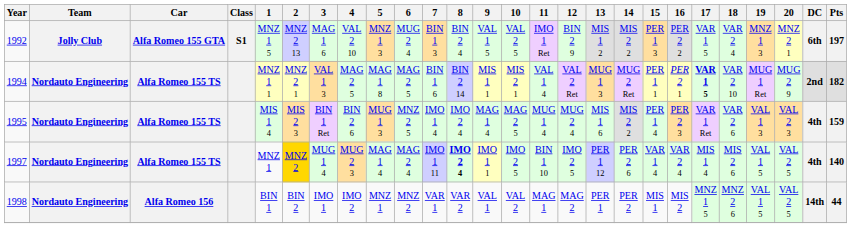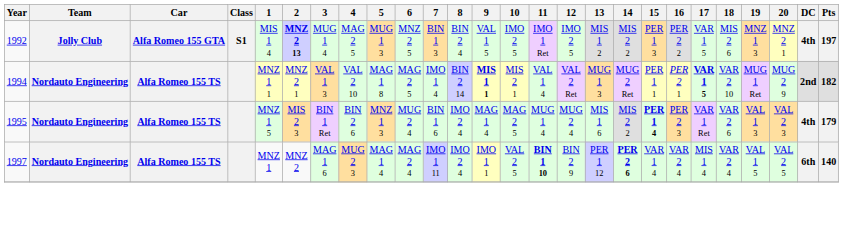(269, 40) MNZ 1 5 -> (269, 40) MIS 1 4
(296, 40) normal -> (296, 40) bold
(324, 40) MAG 1 6 -> (325, 40) MUG 1 4
(352, 40) VAL 2 10 -> (353, 40) MAG 2 5
(380, 40) MNZ 1 3 -> (381, 40) MUG 1 3
(408, 40) MUG 2 4 -> (409, 40) MNZ 2 5
(516, 40) VAL 2 5 -> (515, 40) IMO 2 5
(572, 40) BIN 2 9 -> (571, 40) IMO 2 5
(733, 40) VAR 2 4 -> (729, 40) MIS 2 6
(815, 40) 6th -> (808, 40) 4th
(352, 80) MAG 2 5 -> (353, 80) VAL 2 10
(435, 80) BIN 1 6 -> (436, 80) IMO 1 4
(487, 80) normal -> (486, 81) bold
(269, 121) MIS 1 4 -> (269, 121) MNZ 1 5
(380, 121) MUG 1 3 -> (381, 121) MNZ 1 3
(408, 121) MNZ 2 5 -> (409, 121) MUG 2 4
(435, 121) IMO 1 4 -> (436, 121) BIN 1 6
(655, 121) normal -> (654, 121) bold
(836, 121) 159 -> (829, 121) 179
(296, 161) gold background -> (296, 161) no background
(324, 161) MUG 1 4 -> (325, 161) MAG 1 6
(460, 161) bold -> (460, 161) normal
(516, 161) IMO 2 5 -> (515, 161) VAL 2 5
(544, 161) normal -> (543, 161) bold
(572, 161) IMO 2 5 -> (571, 161) BIN 2 9
(629, 161) normal -> (628, 161) bold
(733, 161) MIS 2 6 -> (729, 161) VAR 2 4
(815, 161) 4th -> (808, 161) 6th
- row: (17, 201)
